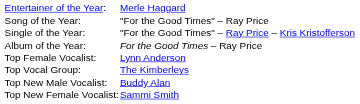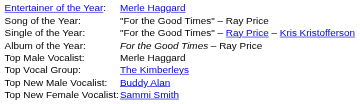+ row: (45, 57)
- row: (50, 57)
